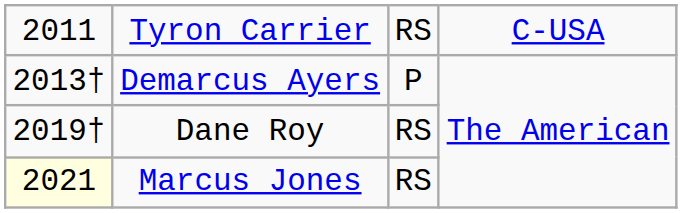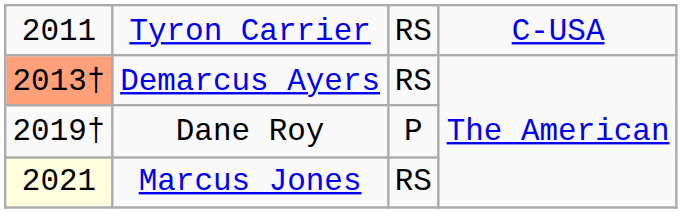(59, 81) no background -> (59, 81) lightsalmon background
(413, 81) P -> (413, 81) RS
(413, 131) RS -> (413, 131) P
